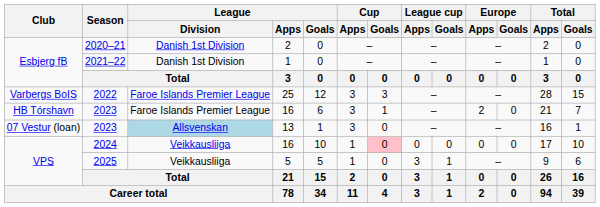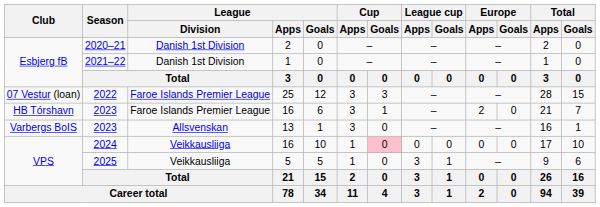(43, 95) Varbergs BoIS -> (43, 95) 07 Vestur (loan)
(43, 128) 07 Vestur (loan) -> (43, 128) Varbergs BoIS
(200, 128) lightblue background -> (200, 128) no background
